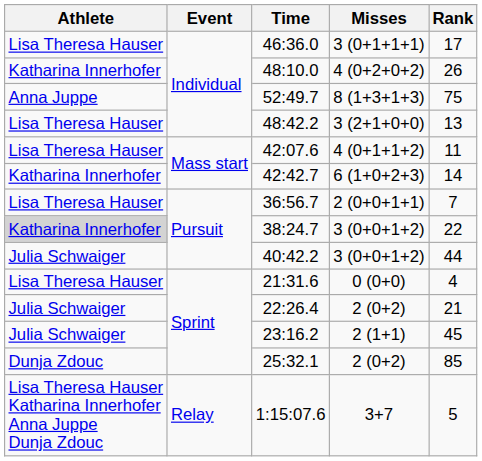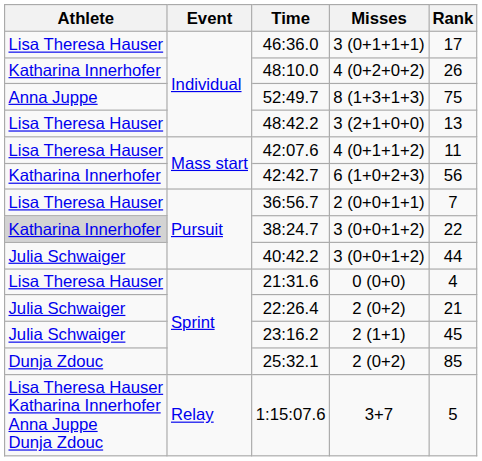(453, 177) 14 -> (453, 177) 56
